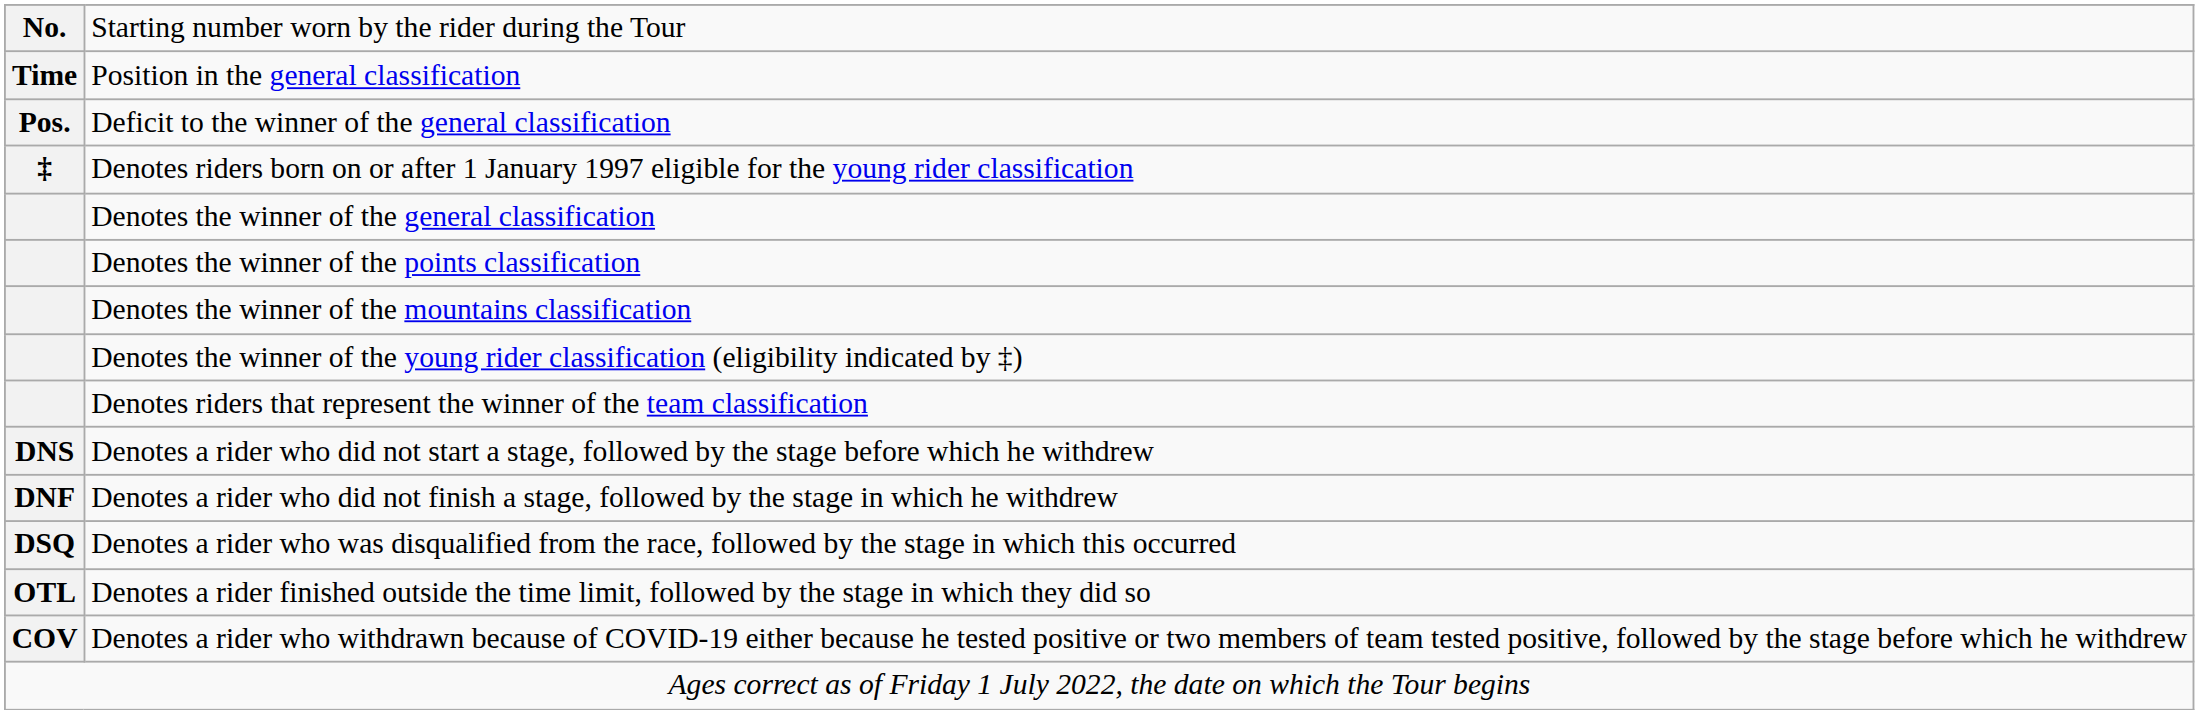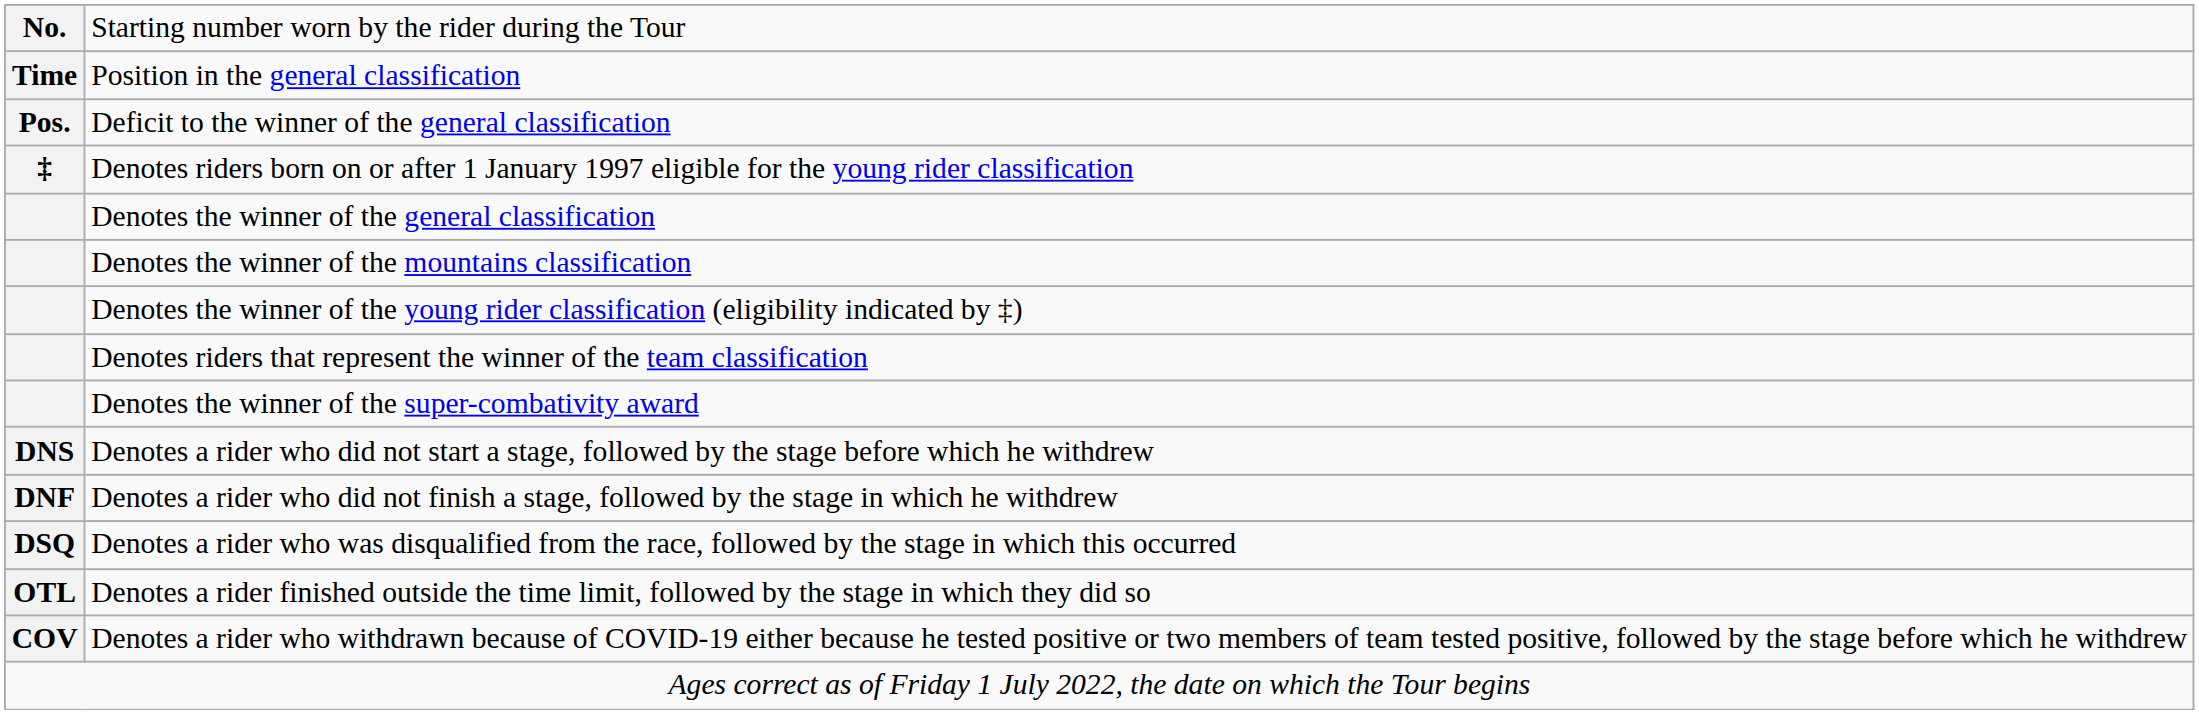- row: (366, 262)
+ row: (395, 403)
